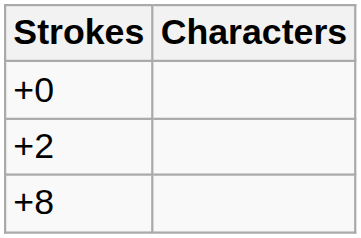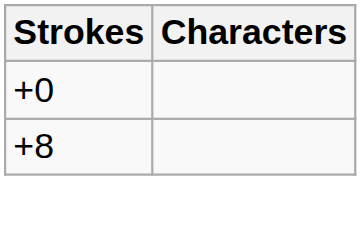- row: (34, 145)
